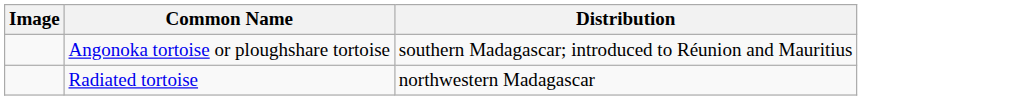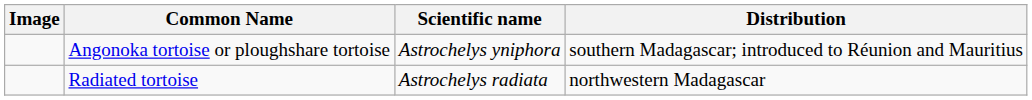+ column: (480, 19)
